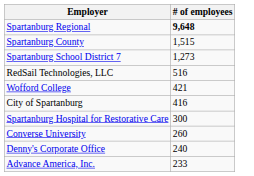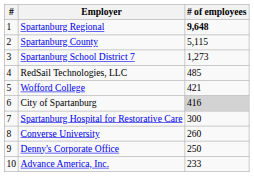+ column: (11, 12)
(184, 42) 1,515 -> (198, 42) 5,115
(180, 73) 516 -> (194, 73) 485
(180, 103) no background -> (194, 103) lightgrey background
(180, 149) 240 -> (194, 149) 250
